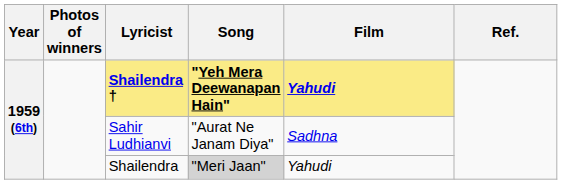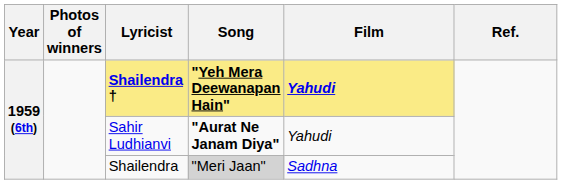(233, 135) normal -> (235, 135) bold
(312, 135) Sadhna -> (309, 135) Yahudi
(309, 167) Yahudi -> (312, 167) Sadhna
